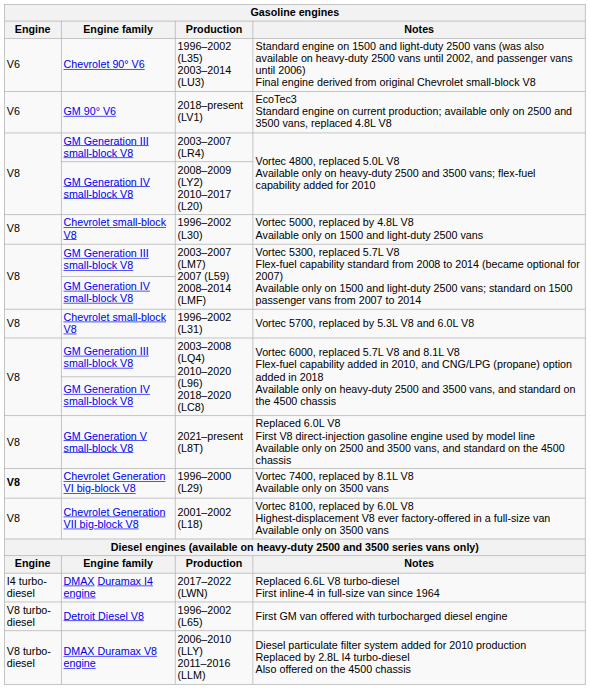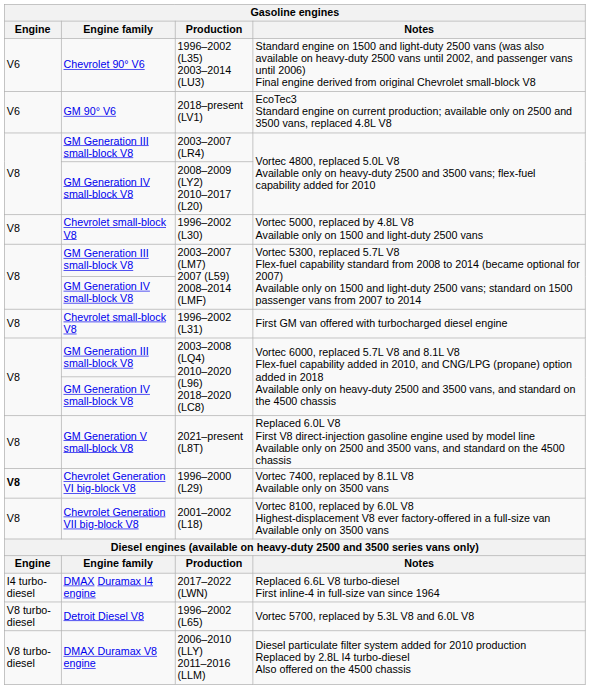(365, 323) Vortec 5700, replaced by 5.3L V8 and 6.0L V8 -> (382, 323) First GM van offered with turbocharged diesel engine
(382, 616) First GM van offered with turbocharged diesel engine -> (365, 616) Vortec 5700, replaced by 5.3L V8 and 6.0L V8
